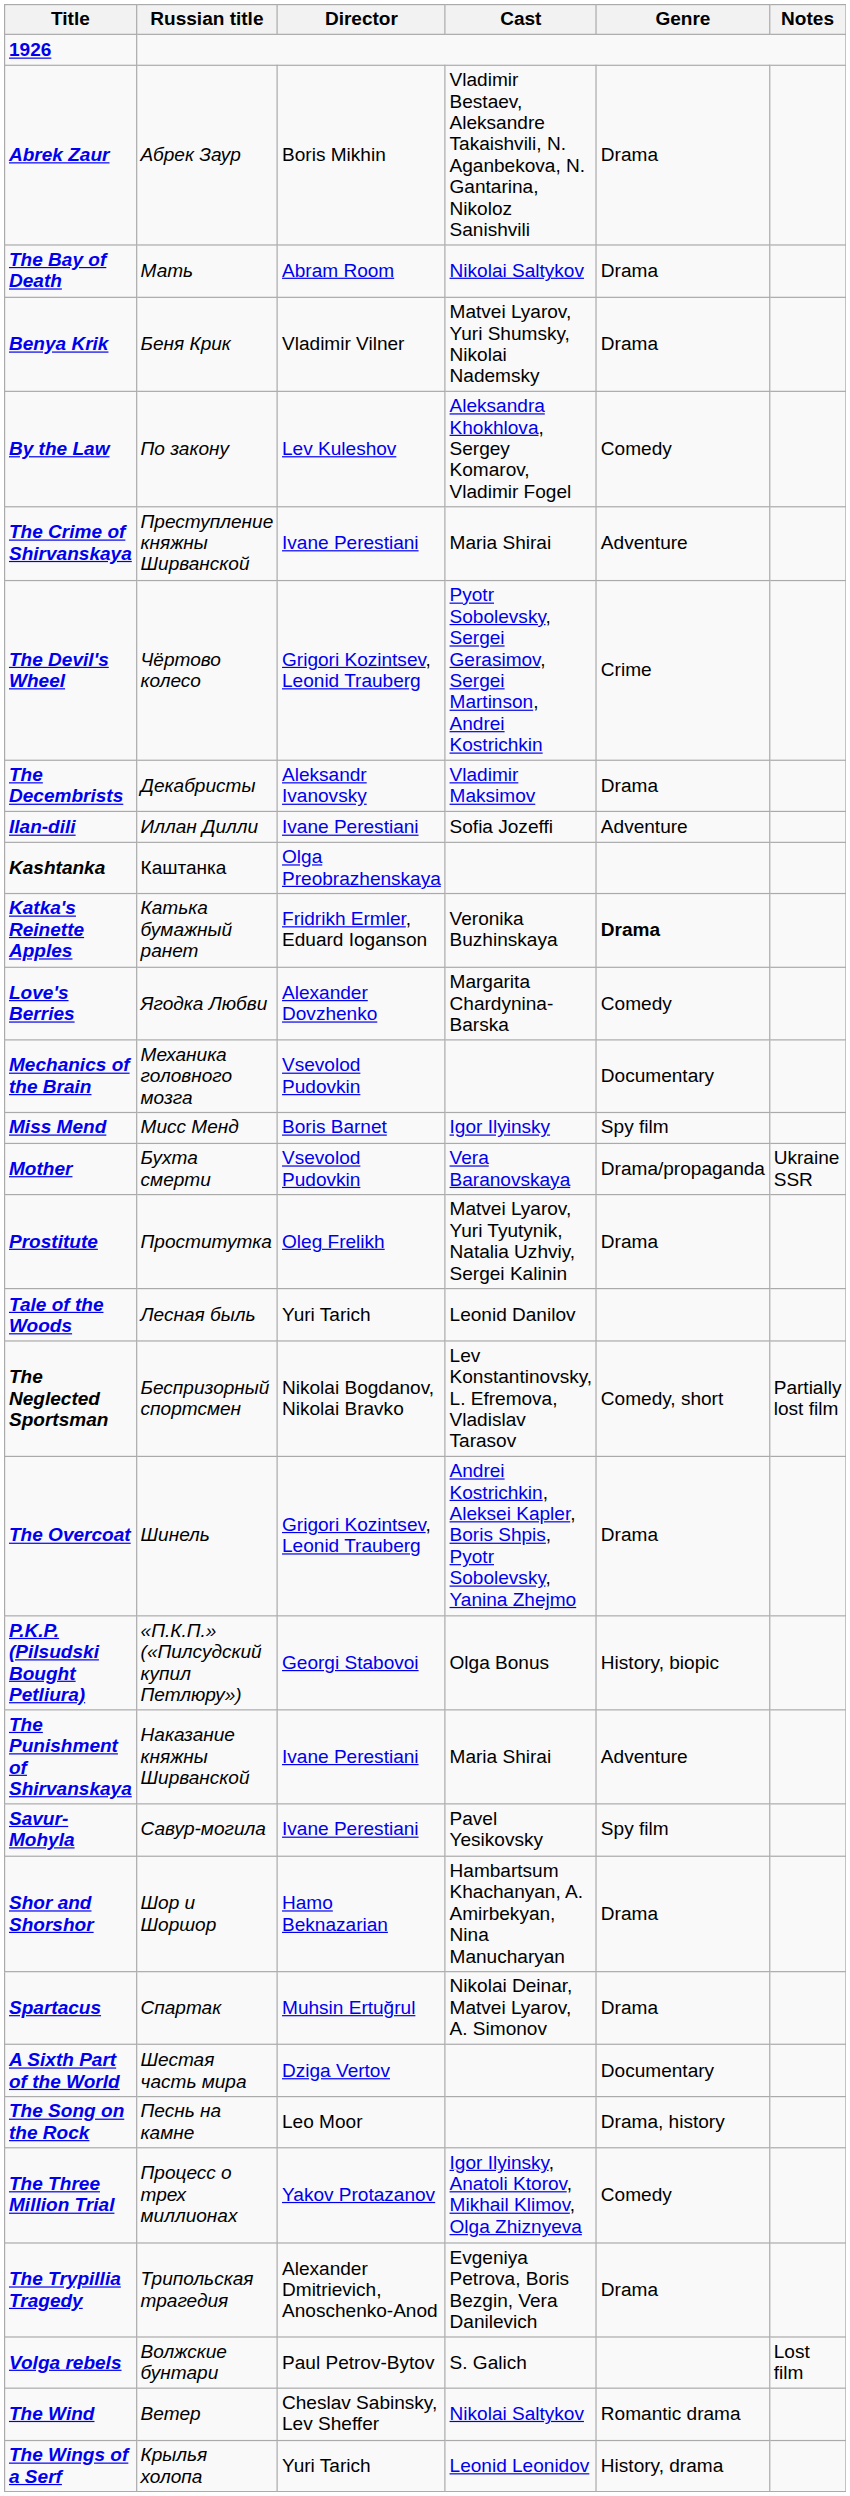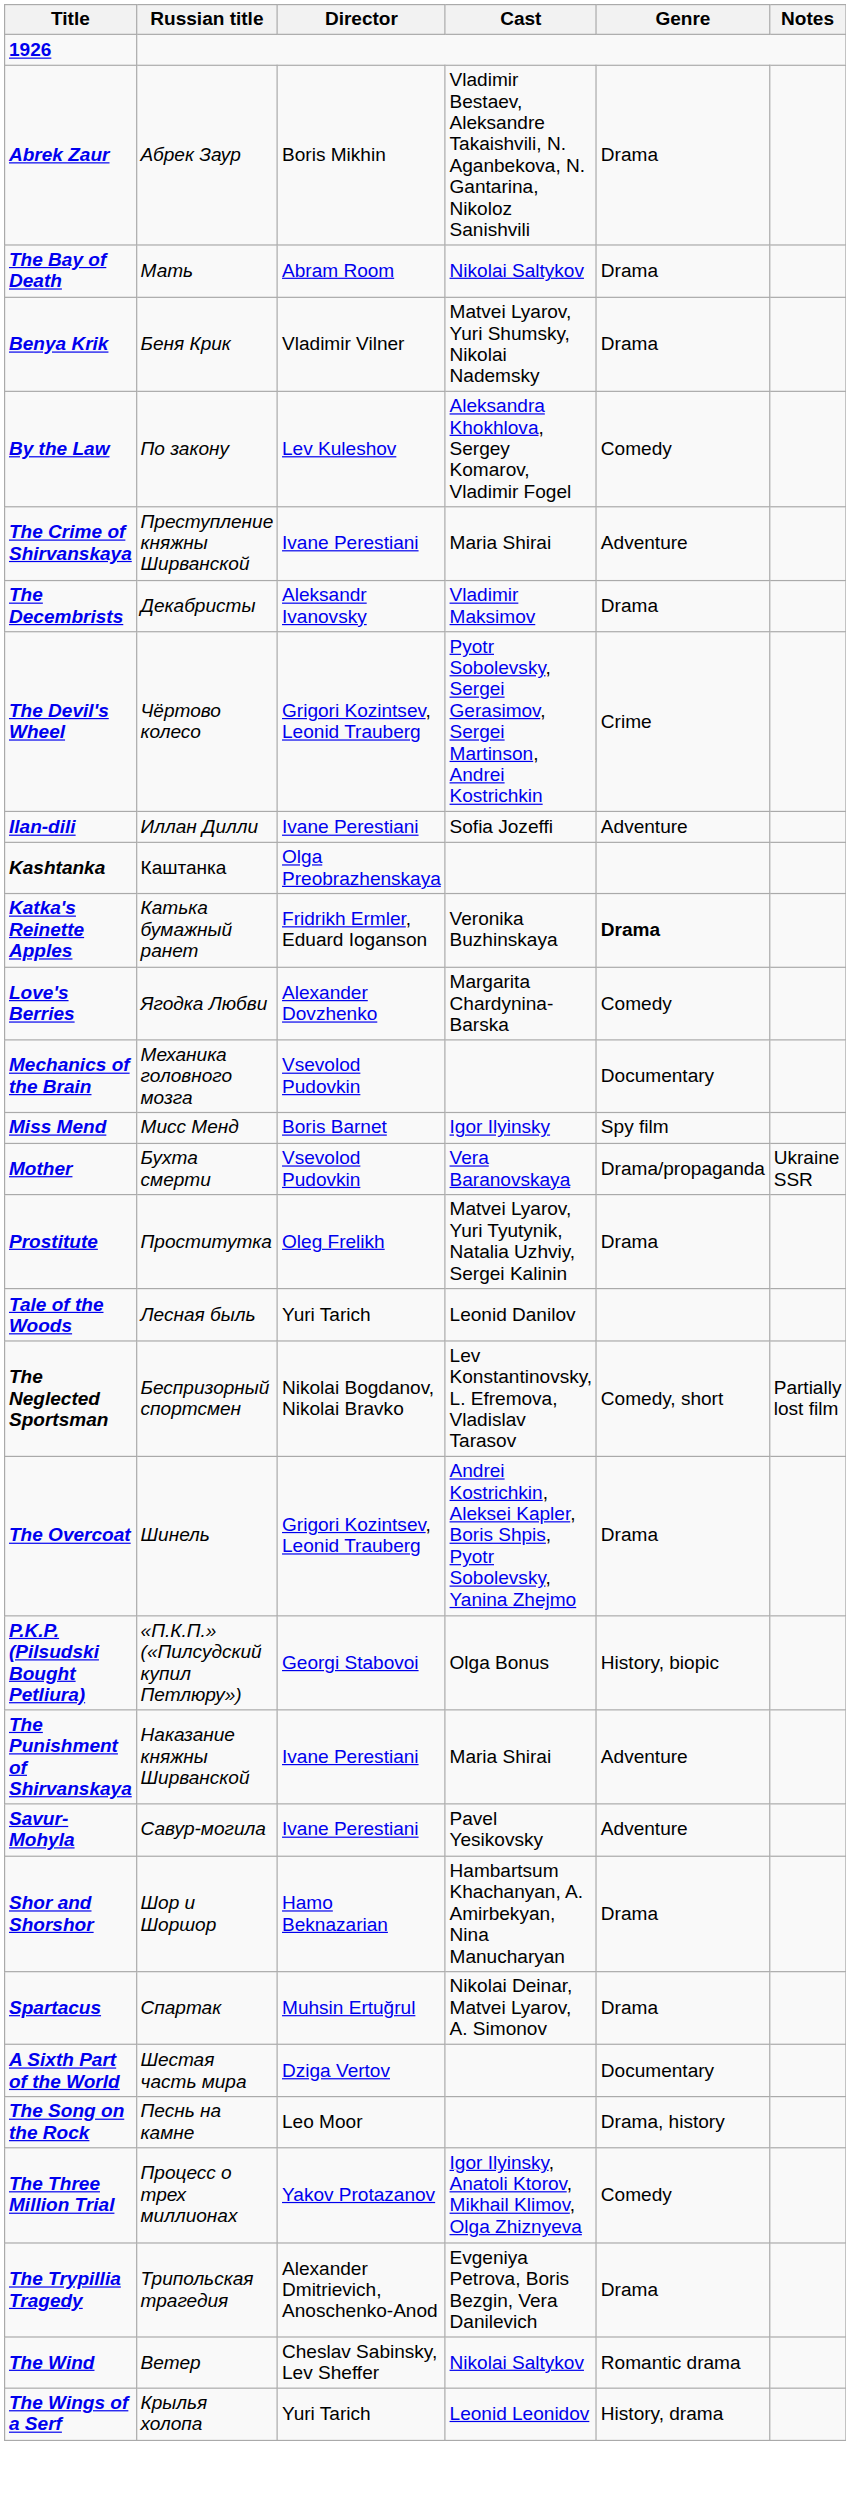rows swapped: (66, 785) <-> (59, 670)
(635, 1829) Spy film -> (644, 1829) Adventure
- row: (65, 2362)
